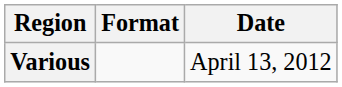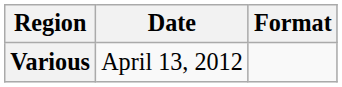columns swapped: (261, 23) <-> (140, 23)
